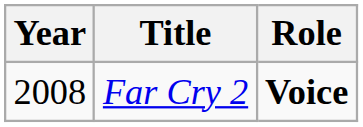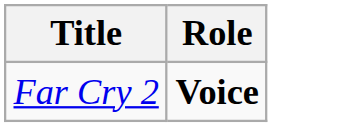- column: (50, 33)
